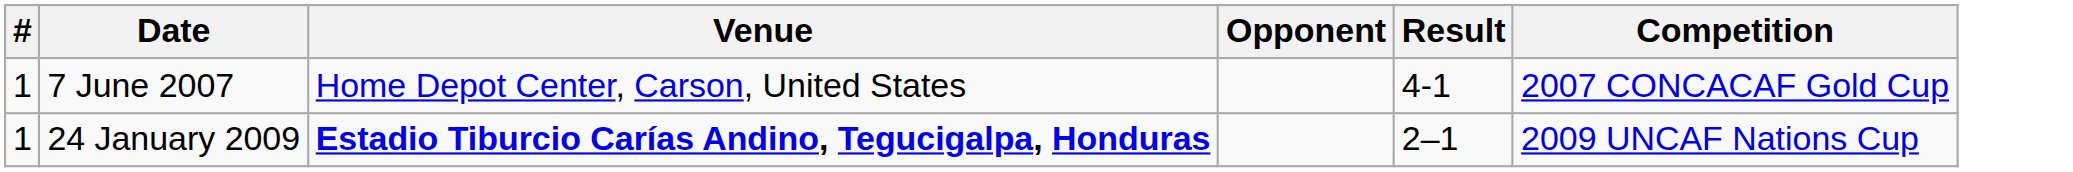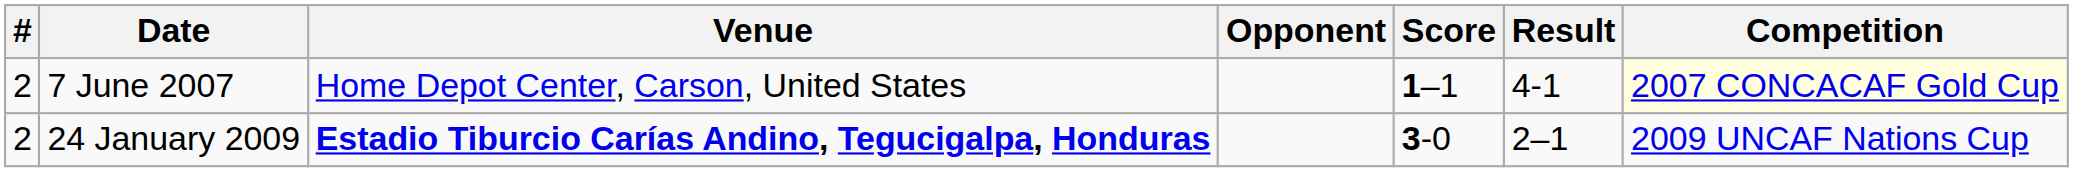+ column: (1449, 31)
(22, 85) 1 -> (22, 85) 2
(1735, 85) no background -> (1845, 85) lightyellow background
(22, 138) 1 -> (22, 138) 2
